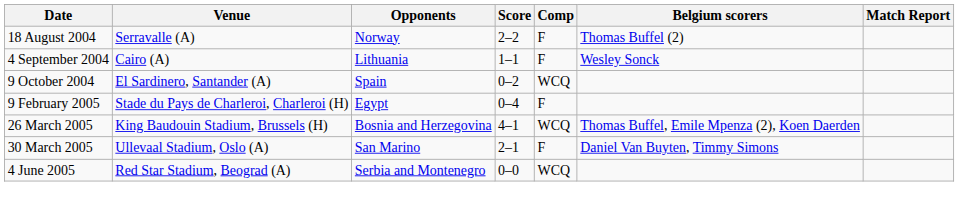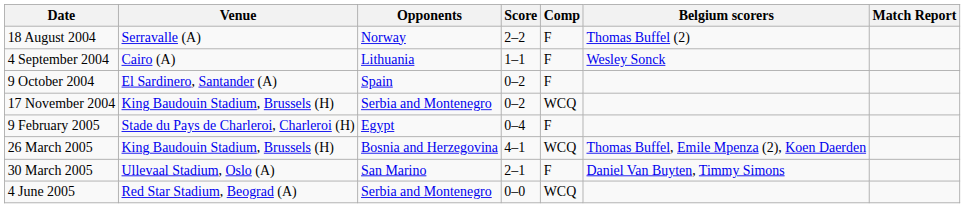(554, 81) WCQ -> (548, 81) F
+ row: (61, 103)
